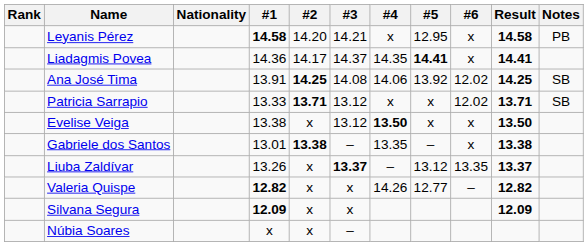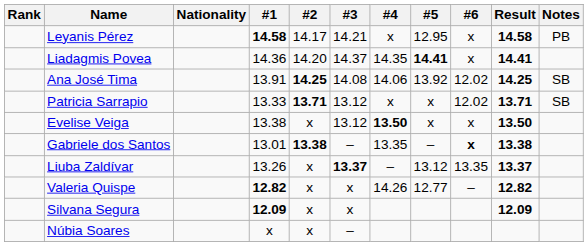(310, 36) 14.20 -> (310, 36) 14.17
(310, 58) 14.17 -> (310, 58) 14.20
(471, 144) normal -> (471, 144) bold
